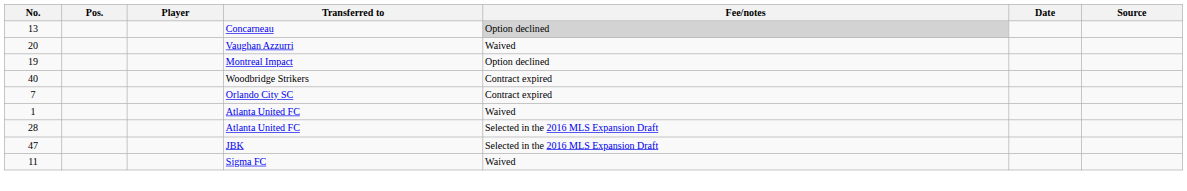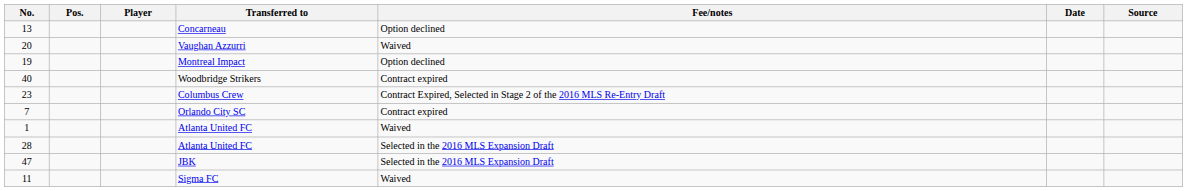(517, 29) lightgrey background -> (413, 29) no background
+ row: (27, 95)
